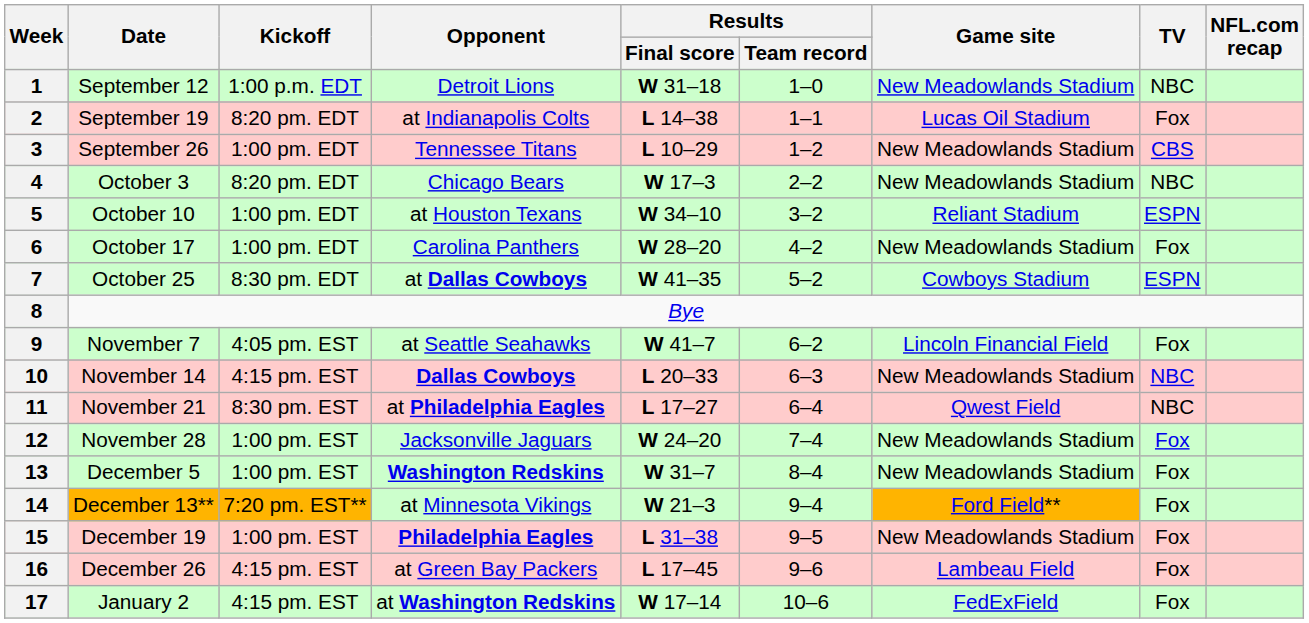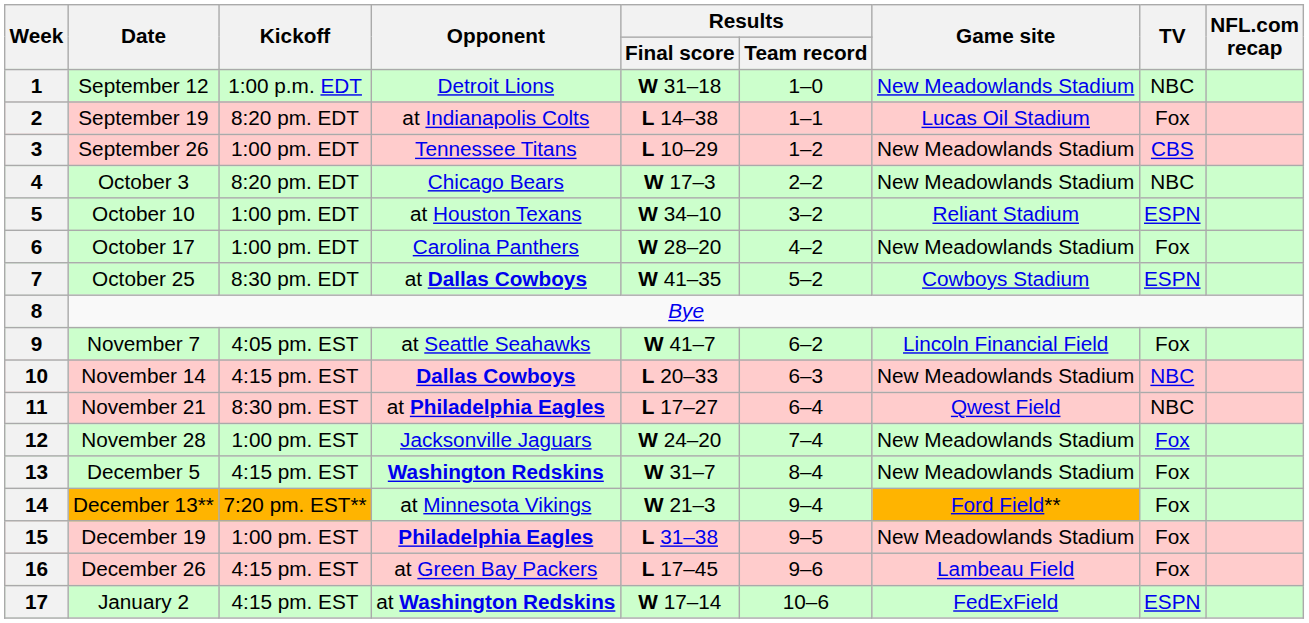(295, 472) 1:00 pm. EST -> (295, 472) 4:15 pm. EST
(1172, 601) Fox -> (1172, 601) ESPN
